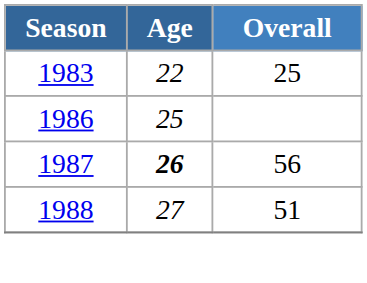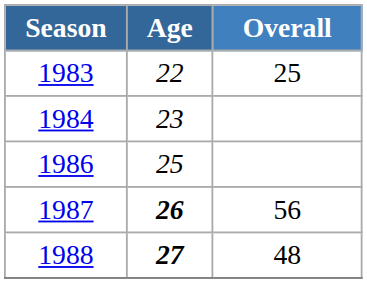+ row: (66, 118)
(170, 209) normal -> (170, 255) bold
(287, 209) 51 -> (287, 255) 48
